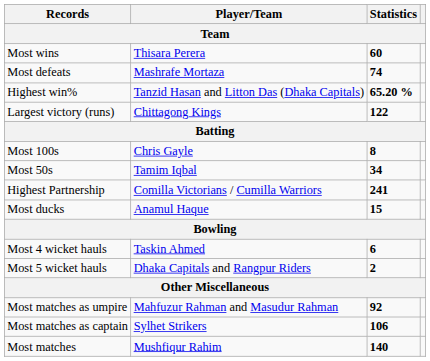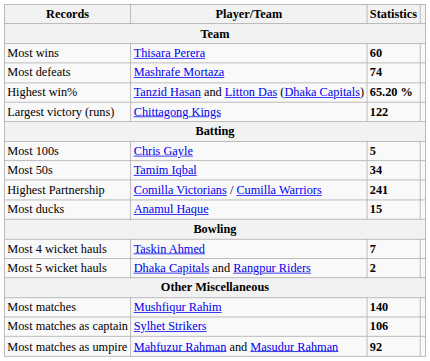(373, 151) 8 -> (373, 151) 5
(373, 248) 6 -> (373, 248) 7
rows swapped: (42, 346) <-> (67, 307)
